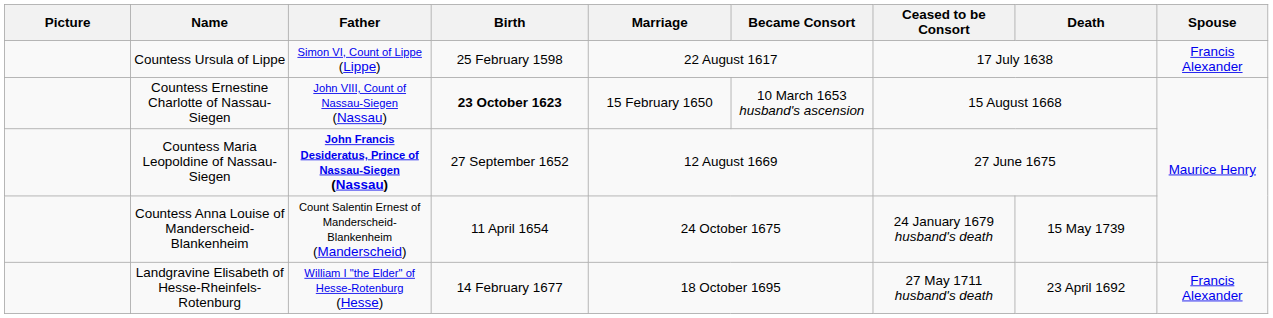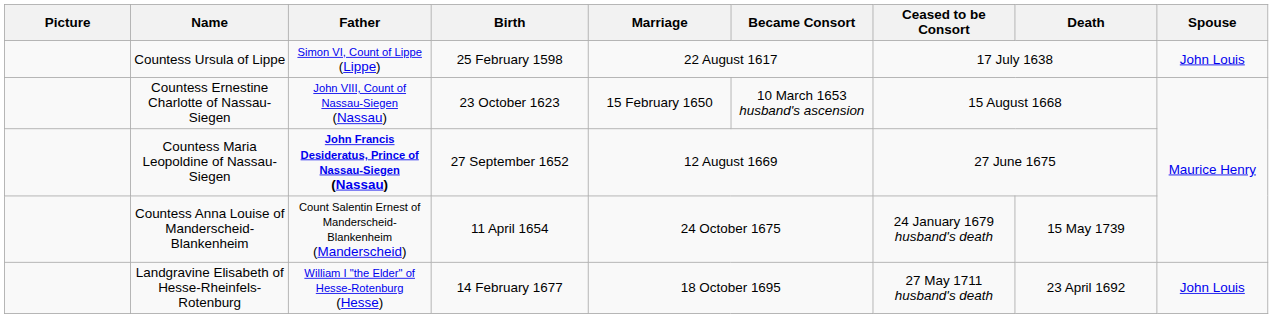(1212, 59) Francis Alexander -> (1212, 59) John Louis
(510, 103) bold -> (510, 103) normal
(1212, 288) Francis Alexander -> (1212, 288) John Louis
